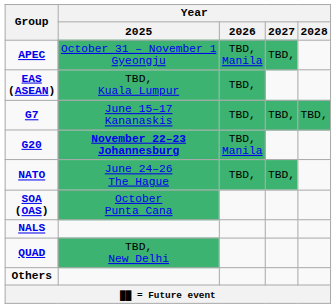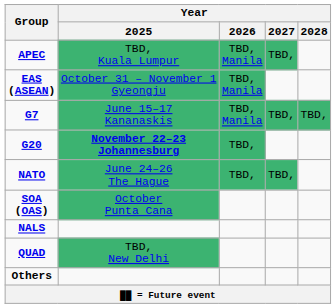(139, 55) October 31 – November 1 Gyeongju -> (139, 55) TBD, Kuala Lumpur
(139, 85) TBD, Kuala Lumpur -> (139, 85) October 31 – November 1 Gyeongju
(242, 85) TBD, -> (242, 85) TBD, Manila
(242, 115) TBD, -> (242, 115) TBD, Manila
(242, 145) TBD, Manila -> (242, 145) TBD,
